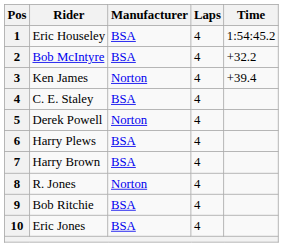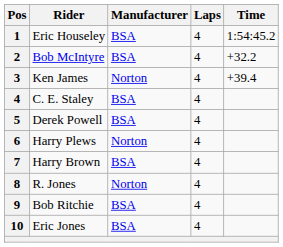(129, 120) Norton -> (123, 120) BSA
(123, 141) BSA -> (129, 141) Norton
